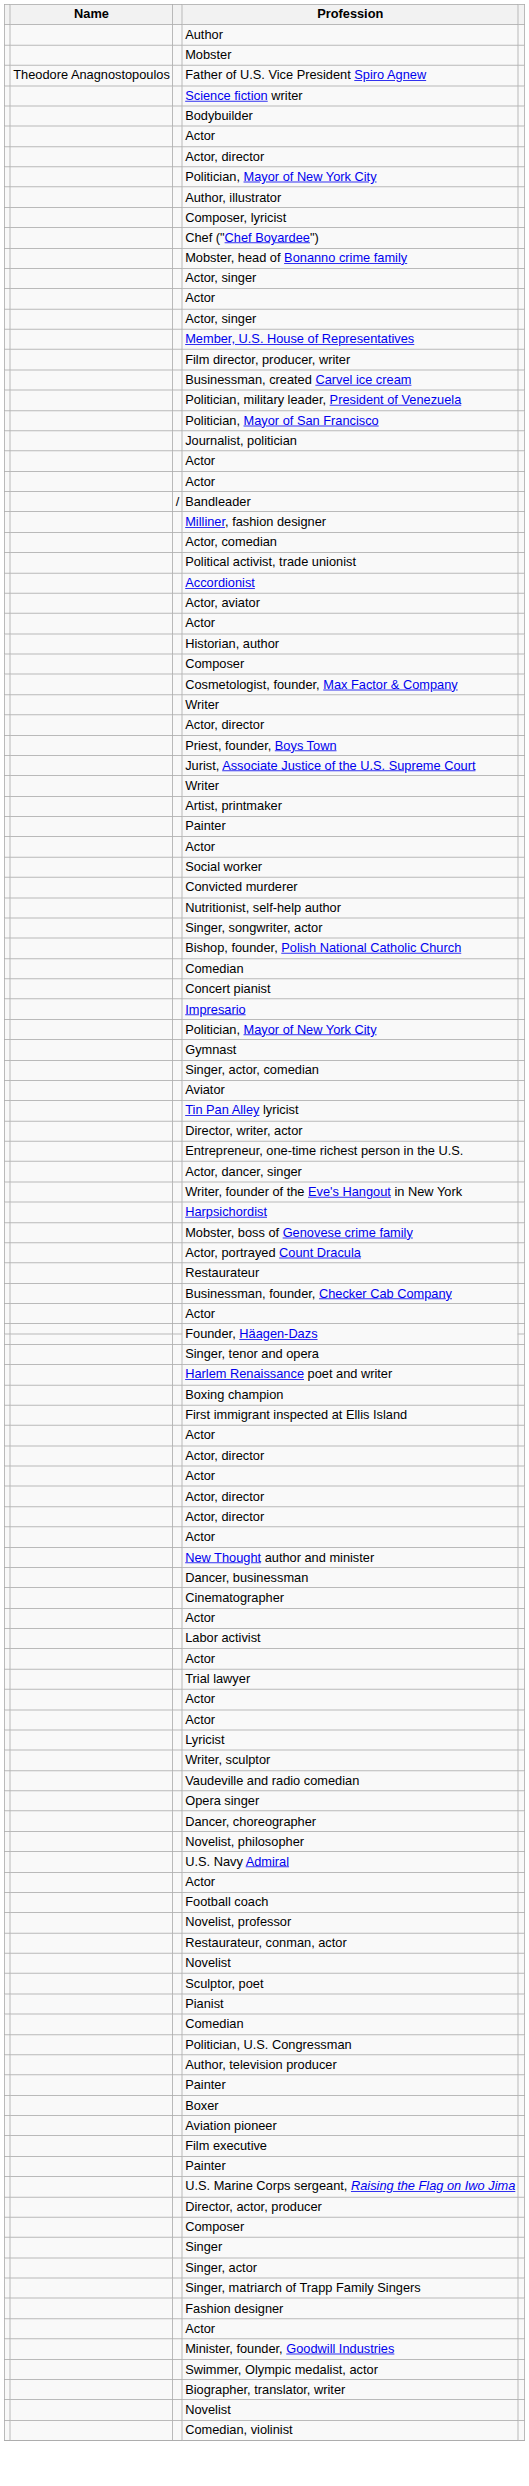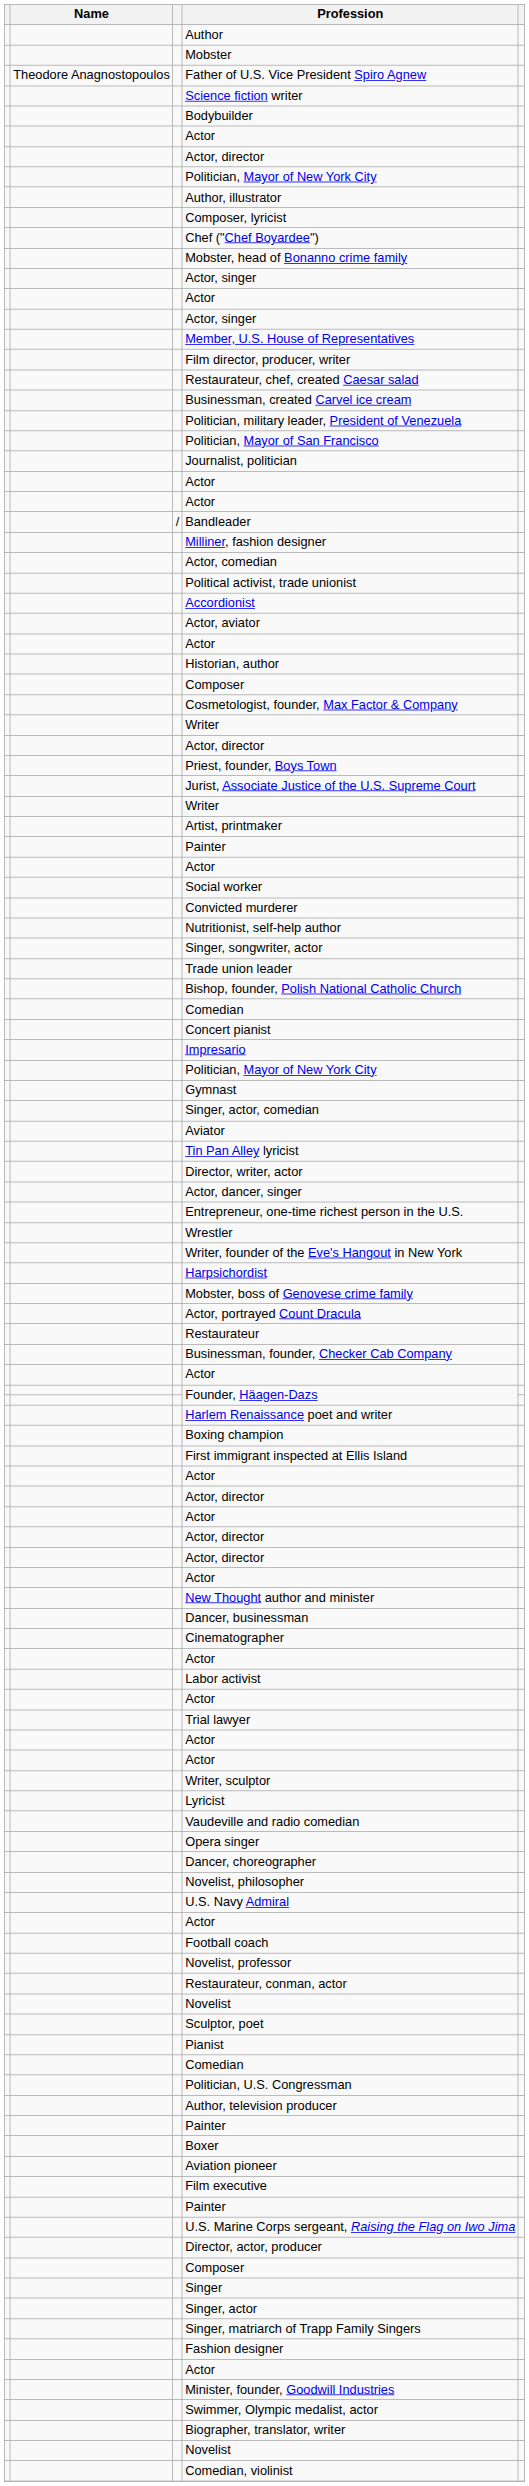+ row: (92, 380)
+ row: (92, 969)
rows swapped: (92, 1172) <-> (92, 1151)
+ row: (92, 1233)
- row: (92, 1354)
rows swapped: (92, 1760) <-> (92, 1740)
